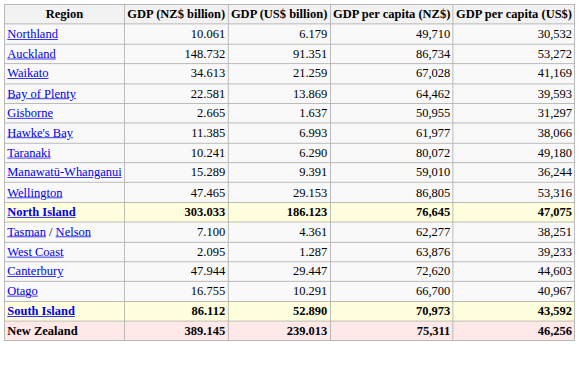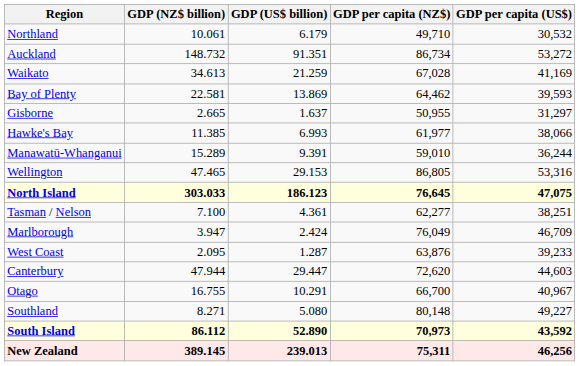- row: (29, 152)
+ row: (40, 232)
+ row: (33, 311)
